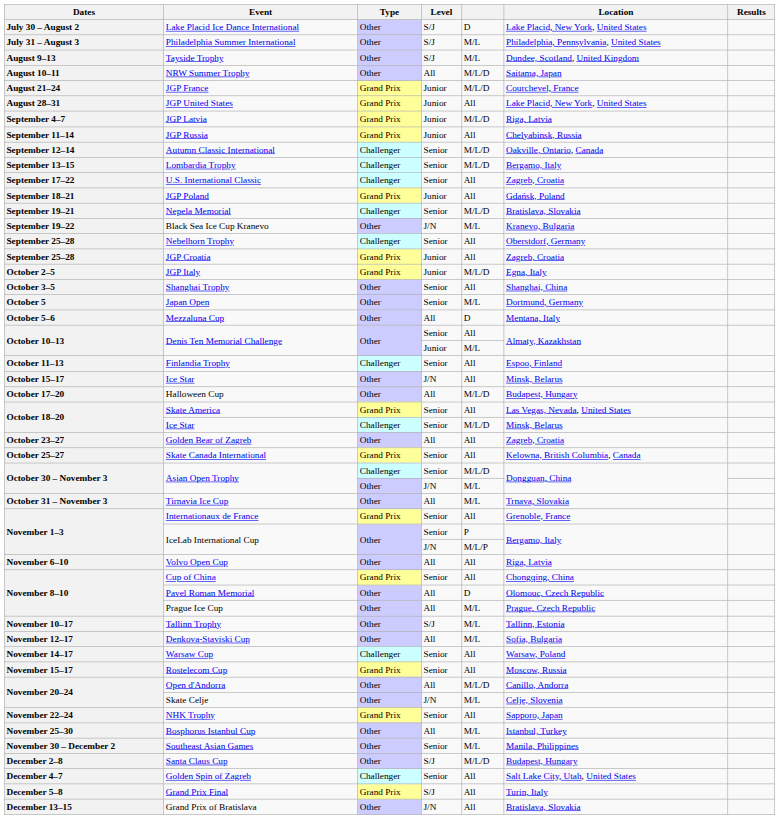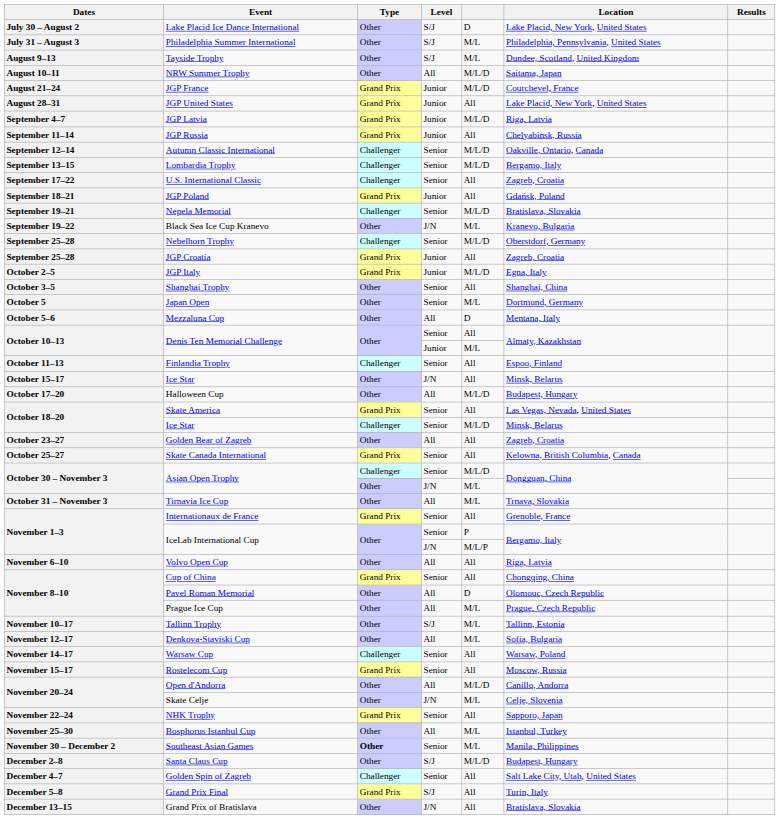(470, 241) All -> (477, 241) M/L/D
(370, 746) normal -> (372, 746) bold
